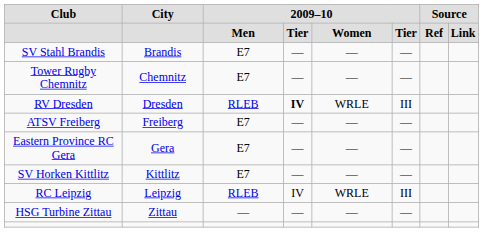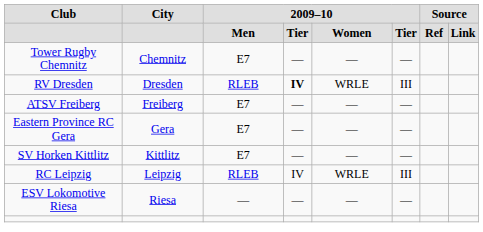- row: (63, 52)
+ row: (63, 200)
- row: (63, 212)
